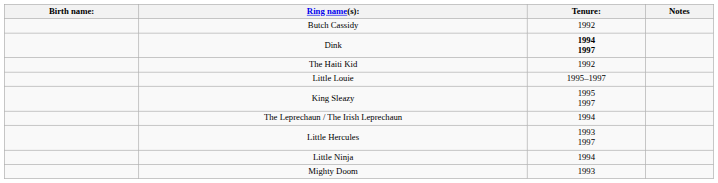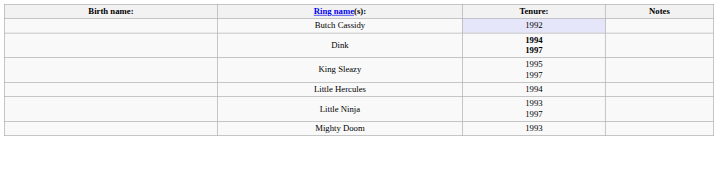(586, 25) no background -> (534, 25) lavender background
- row: (333, 64)
- row: (333, 78)
- row: (333, 117)
(586, 137) 1993 1997 -> (534, 89) 1994
(586, 156) 1994 -> (534, 108) 1993 1997
